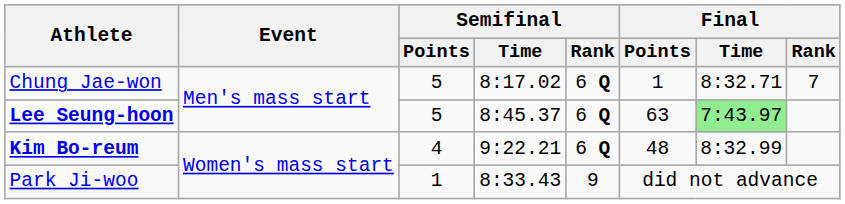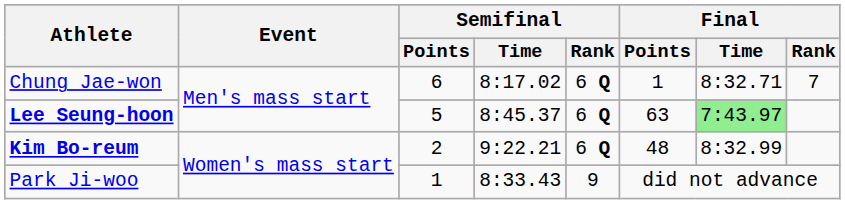(437, 83) 5 -> (437, 83) 6
(437, 149) 4 -> (437, 149) 2
